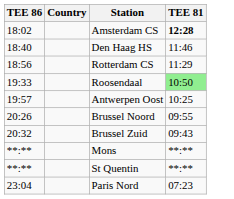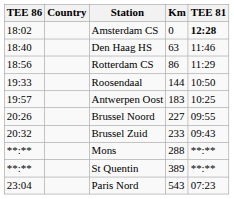+ column: (177, 13)
(181, 82) lightgreen background -> (203, 82) no background
